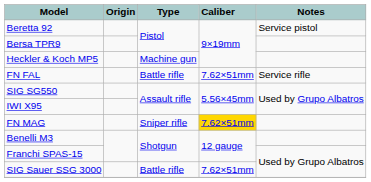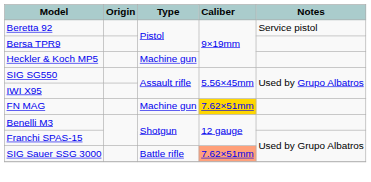- row: (23, 75)
(164, 122) Sniper rifle -> (168, 106) Machine gun
(228, 169) no background -> (228, 153) lightsalmon background
